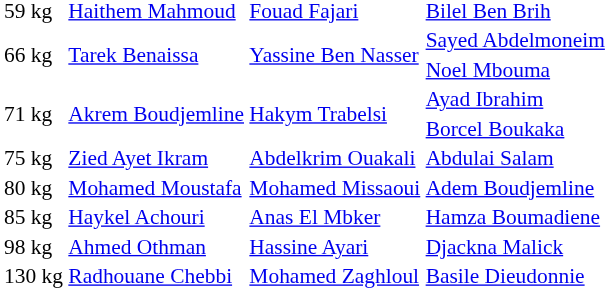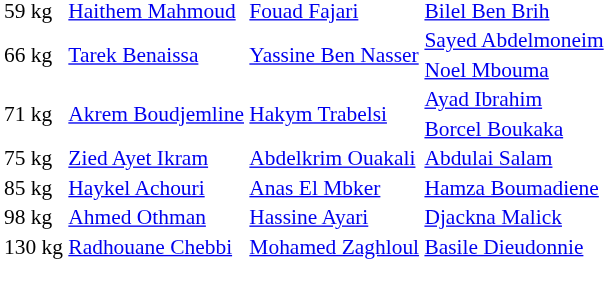- row: (510, 187)
